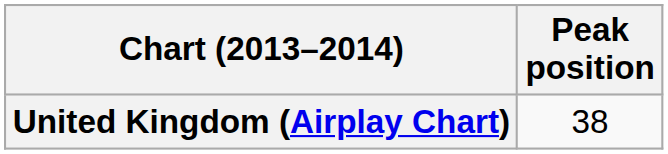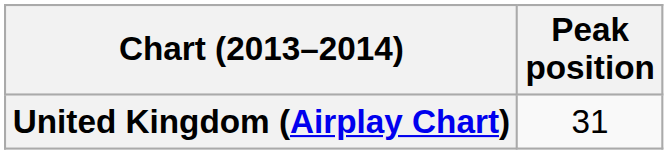(590, 121) 38 -> (590, 121) 31
